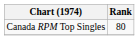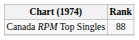(121, 27) 80 -> (121, 27) 88
